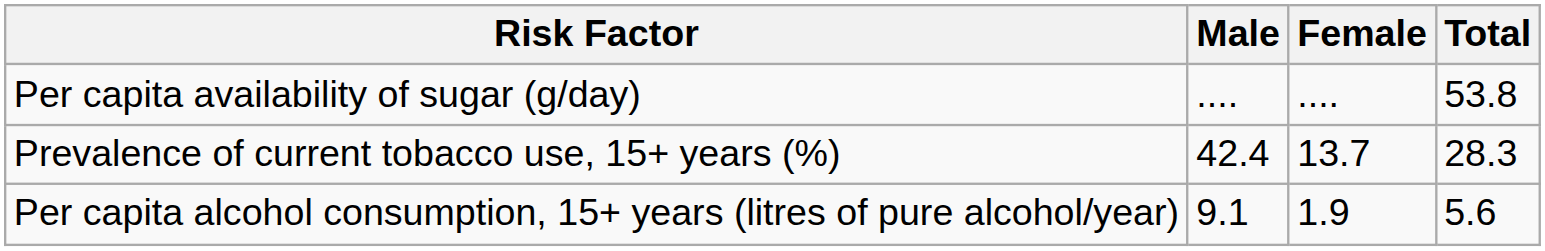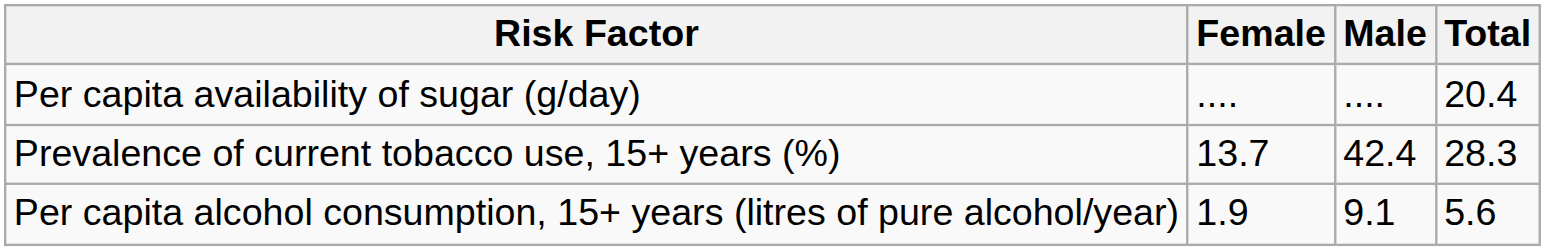columns swapped: (1238, 34) <-> (1362, 34)
(1481, 93) 53.8 -> (1481, 93) 20.4
